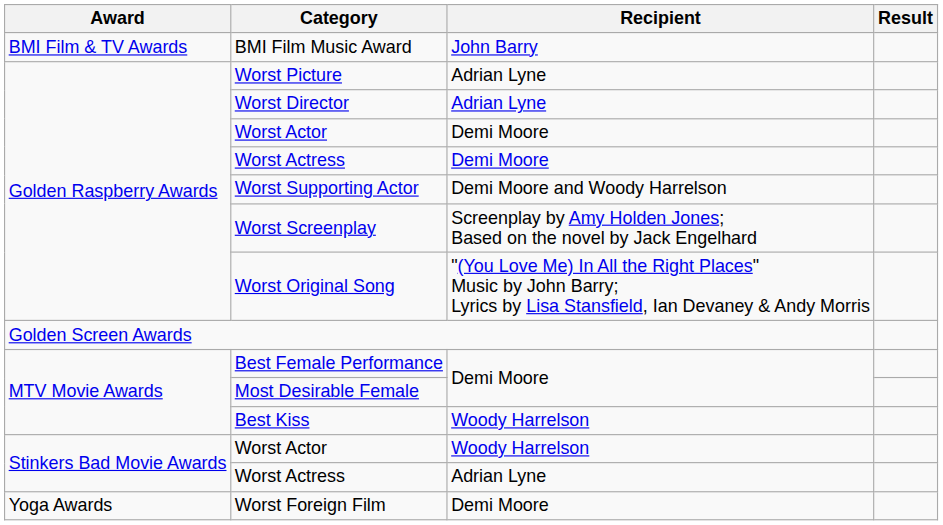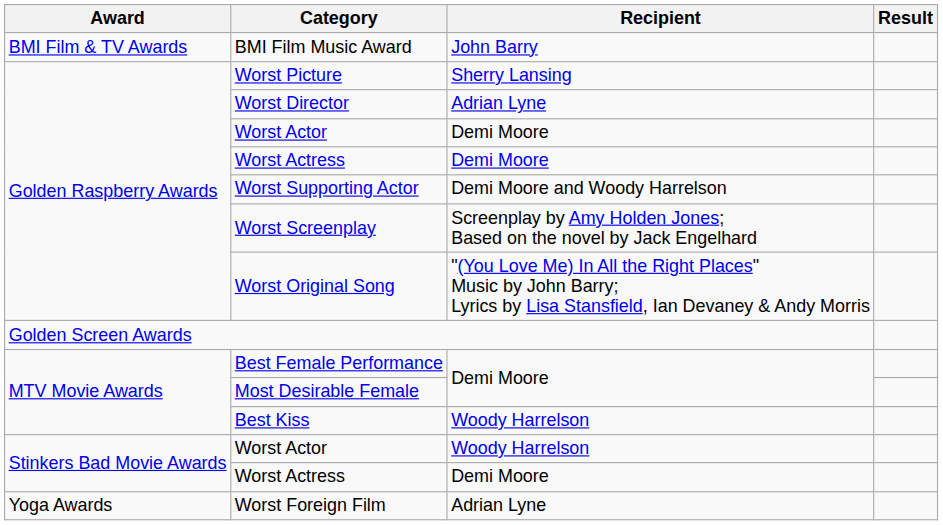(499, 75) Adrian Lyne -> (511, 75) Sherry Lansing
(499, 477) Adrian Lyne -> (500, 477) Demi Moore
(500, 505) Demi Moore -> (499, 505) Adrian Lyne
